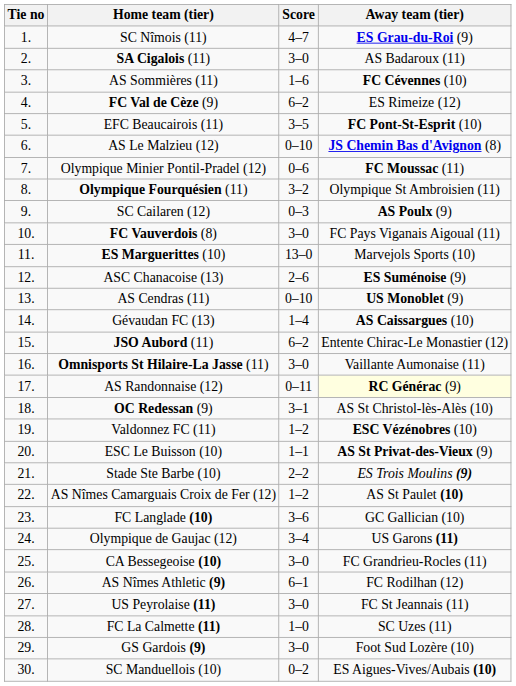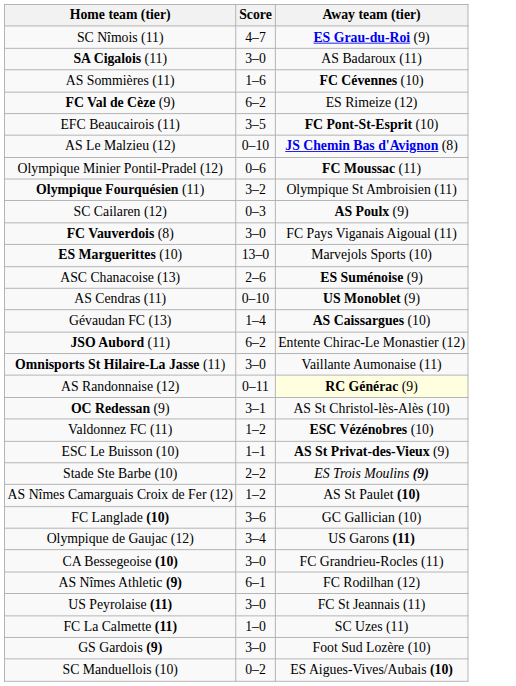- column: (26, 15)
